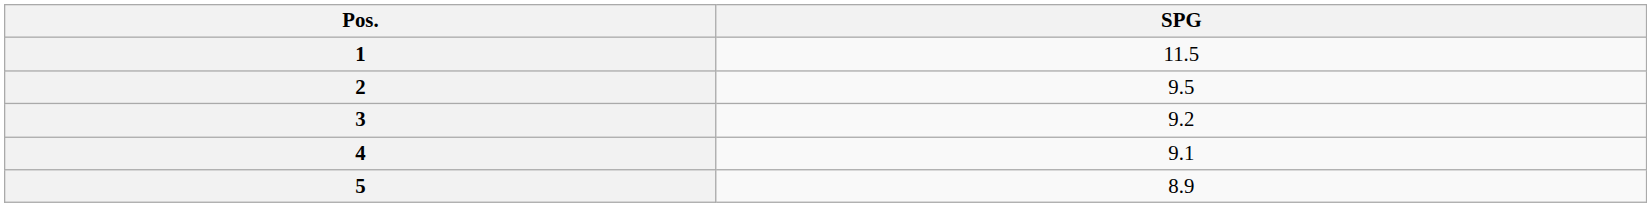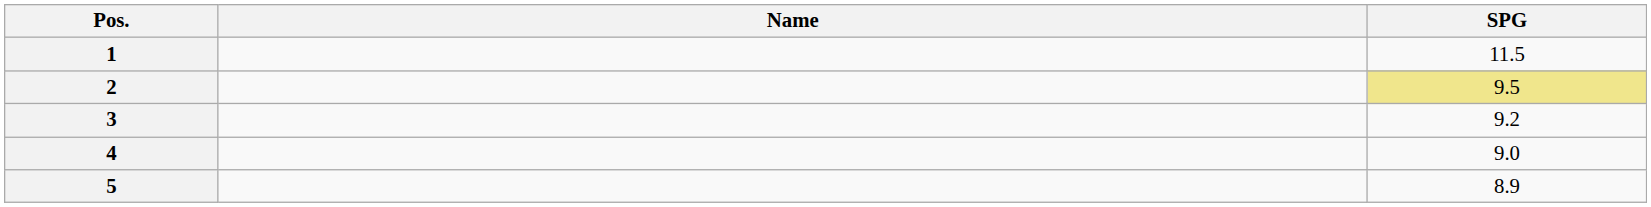+ column: (793, 20)
(1181, 86) no background -> (1507, 86) khaki background
(1181, 152) 9.1 -> (1507, 152) 9.0
